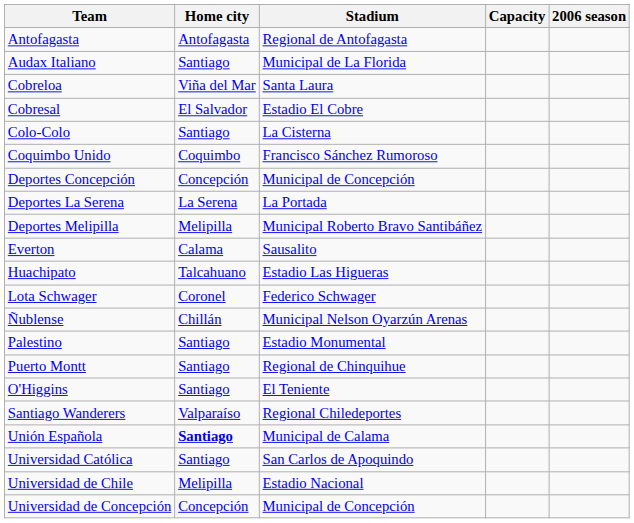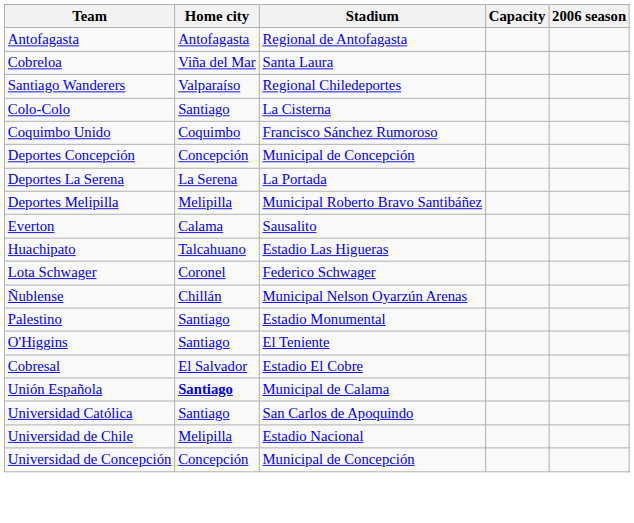- row: (52, 62)
rows swapped: (34, 109) <-> (67, 413)
- row: (47, 366)
